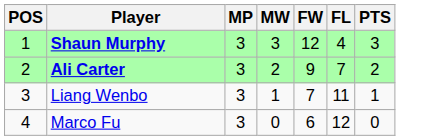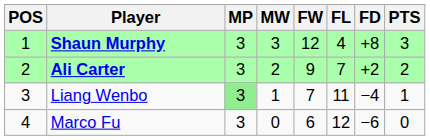+ column: (370, 17)
(241, 95) no background -> (241, 95) lightgreen background
